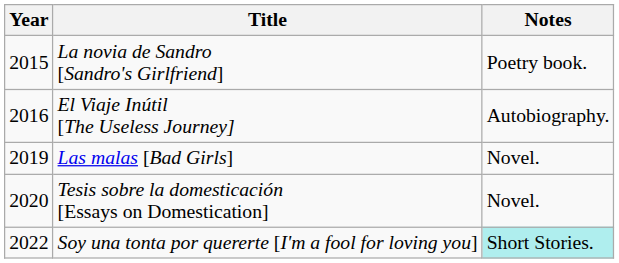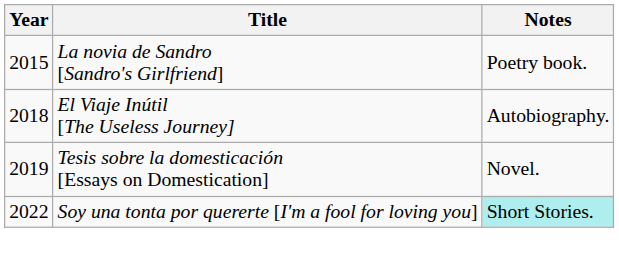(29, 115) 2016 -> (29, 115) 2018
- row: (145, 158)
(29, 200) 2020 -> (29, 169) 2019
